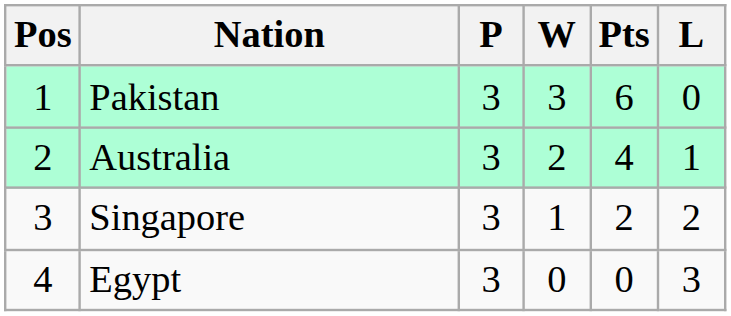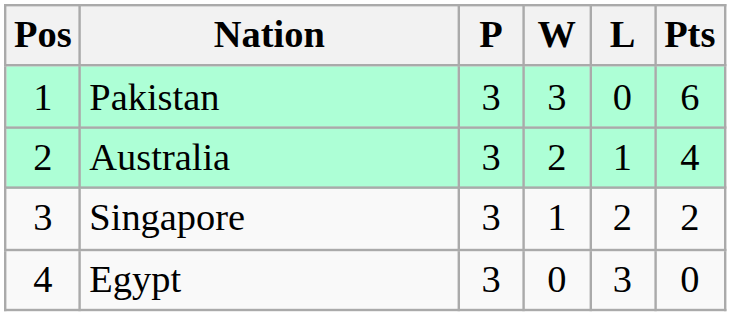columns swapped: (691, 34) <-> (624, 34)
